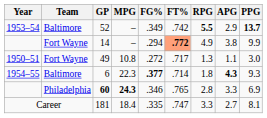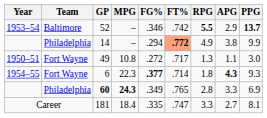(154, 27) .349 -> (154, 27) .346
(66, 43) Fort Wayne -> (67, 43) Philadelphia
(63, 74) Baltimore -> (66, 74) Fort Wayne
(154, 90) .346 -> (154, 90) .349
